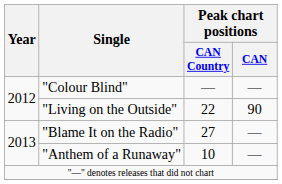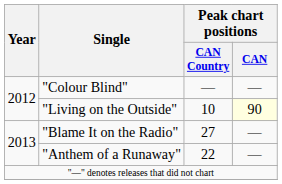(208, 109) 22 -> (208, 109) 10
(255, 109) no background -> (255, 109) lightyellow background
(208, 154) 10 -> (208, 154) 22
